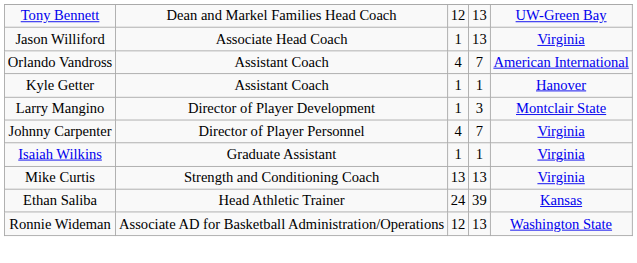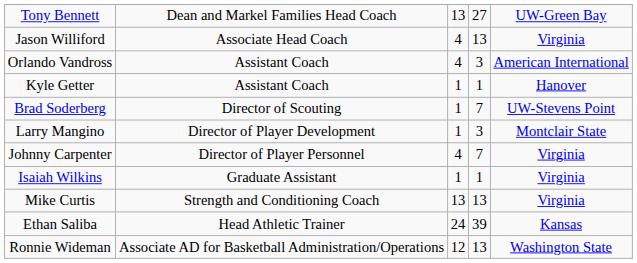(458, 16) 12 -> (458, 16) 13
(479, 16) 13 -> (479, 16) 27
(458, 39) 1 -> (458, 39) 4
(479, 62) 7 -> (479, 62) 3
+ row: (60, 108)
